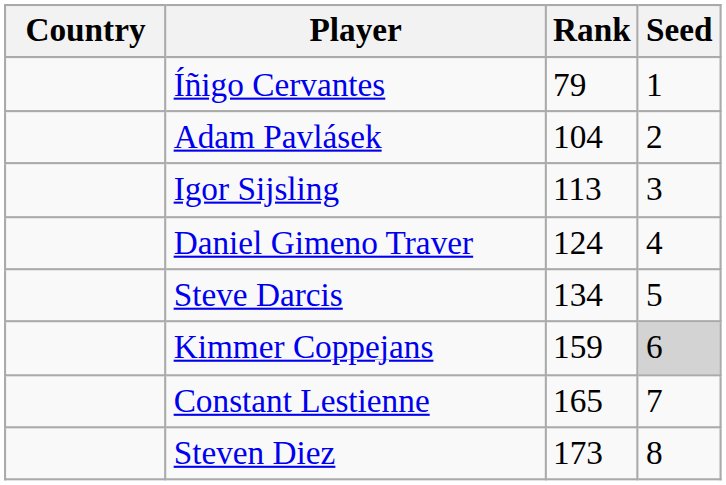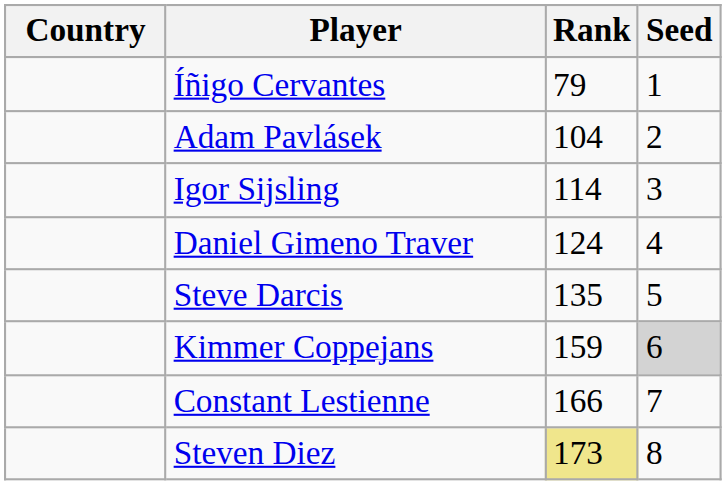(577, 189) 113 -> (577, 189) 114
(578, 294) 134 -> (578, 294) 135
(578, 400) 165 -> (578, 400) 166
(578, 453) no background -> (578, 453) khaki background
